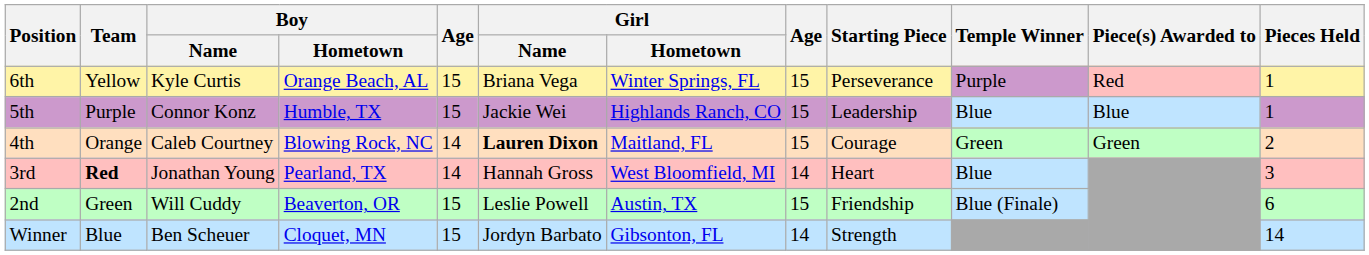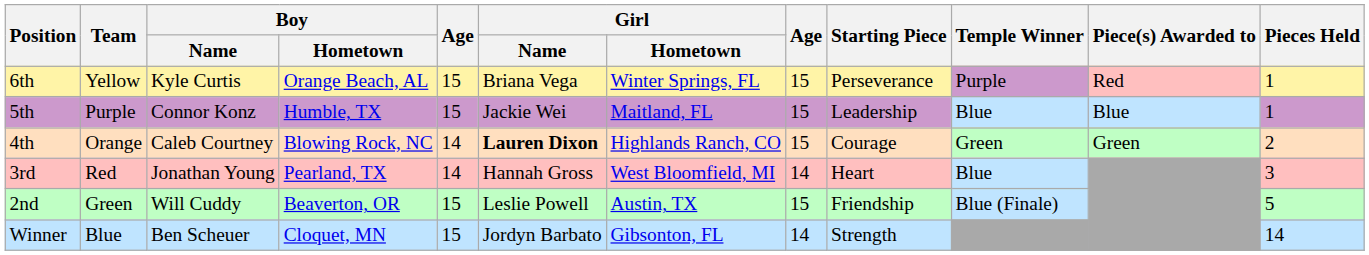(696, 111) Highlands Ranch, CO -> (662, 111) Maitland, FL
(662, 142) Maitland, FL -> (696, 142) Highlands Ranch, CO
(102, 173) bold -> (101, 173) normal
(1270, 204) 6 -> (1270, 204) 5
